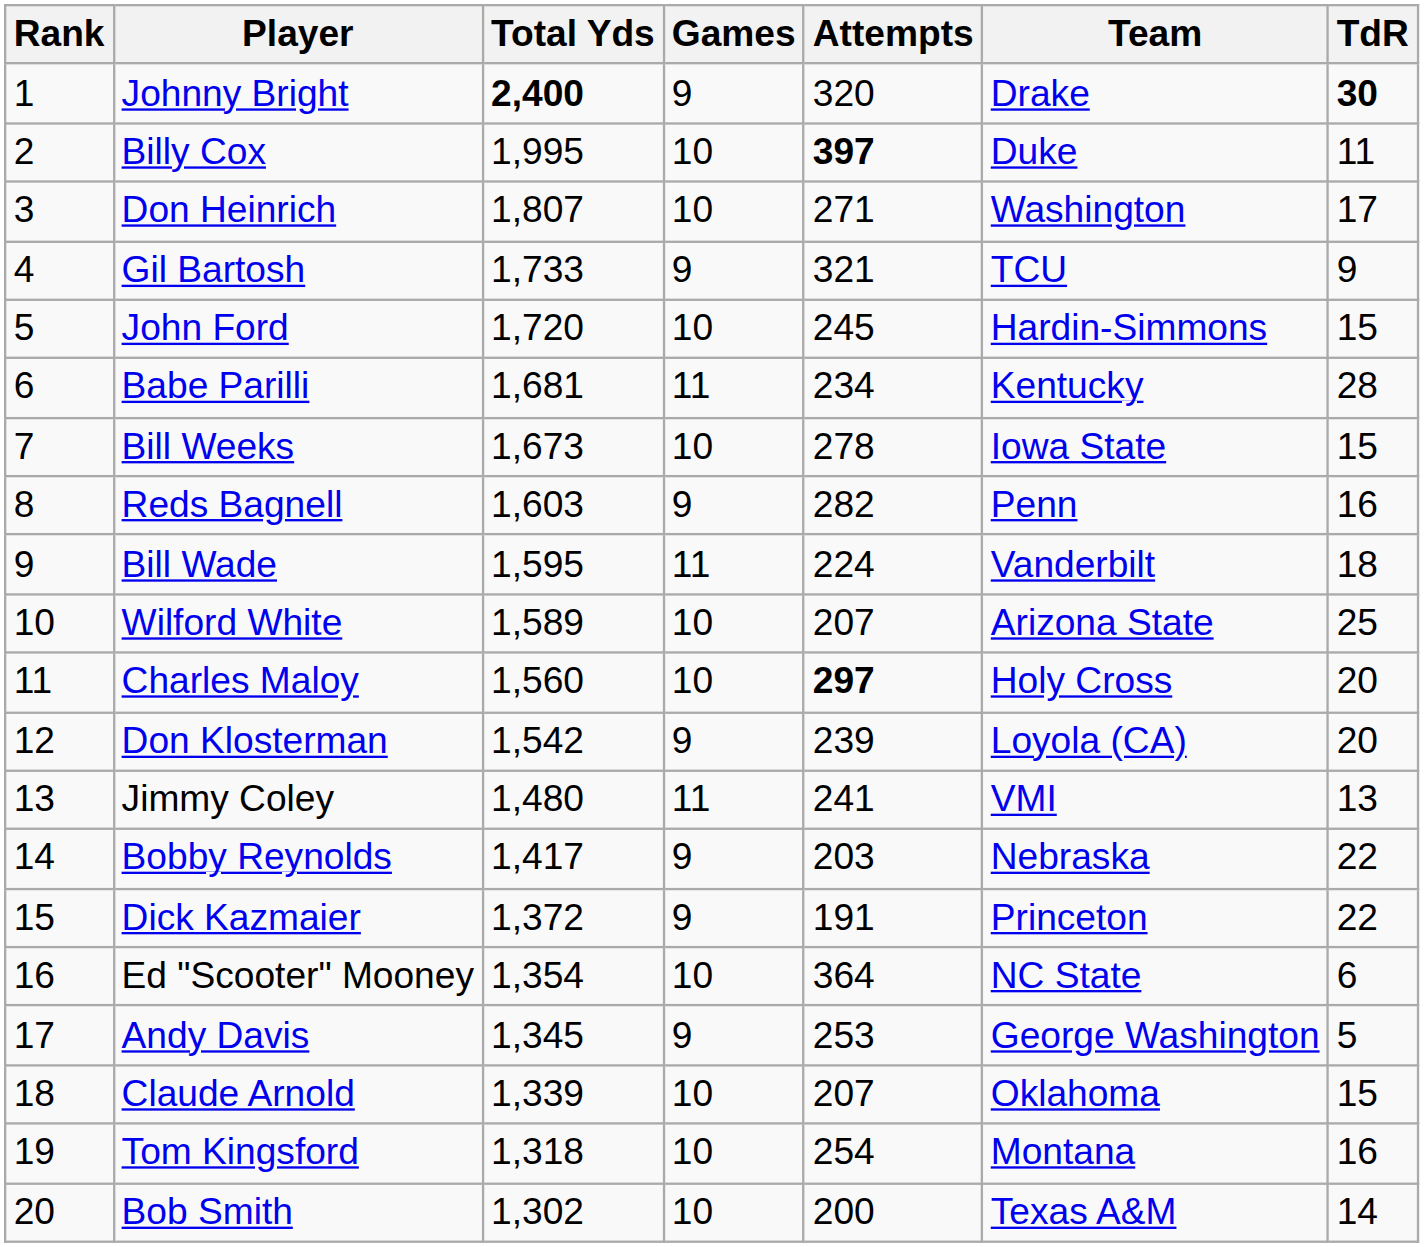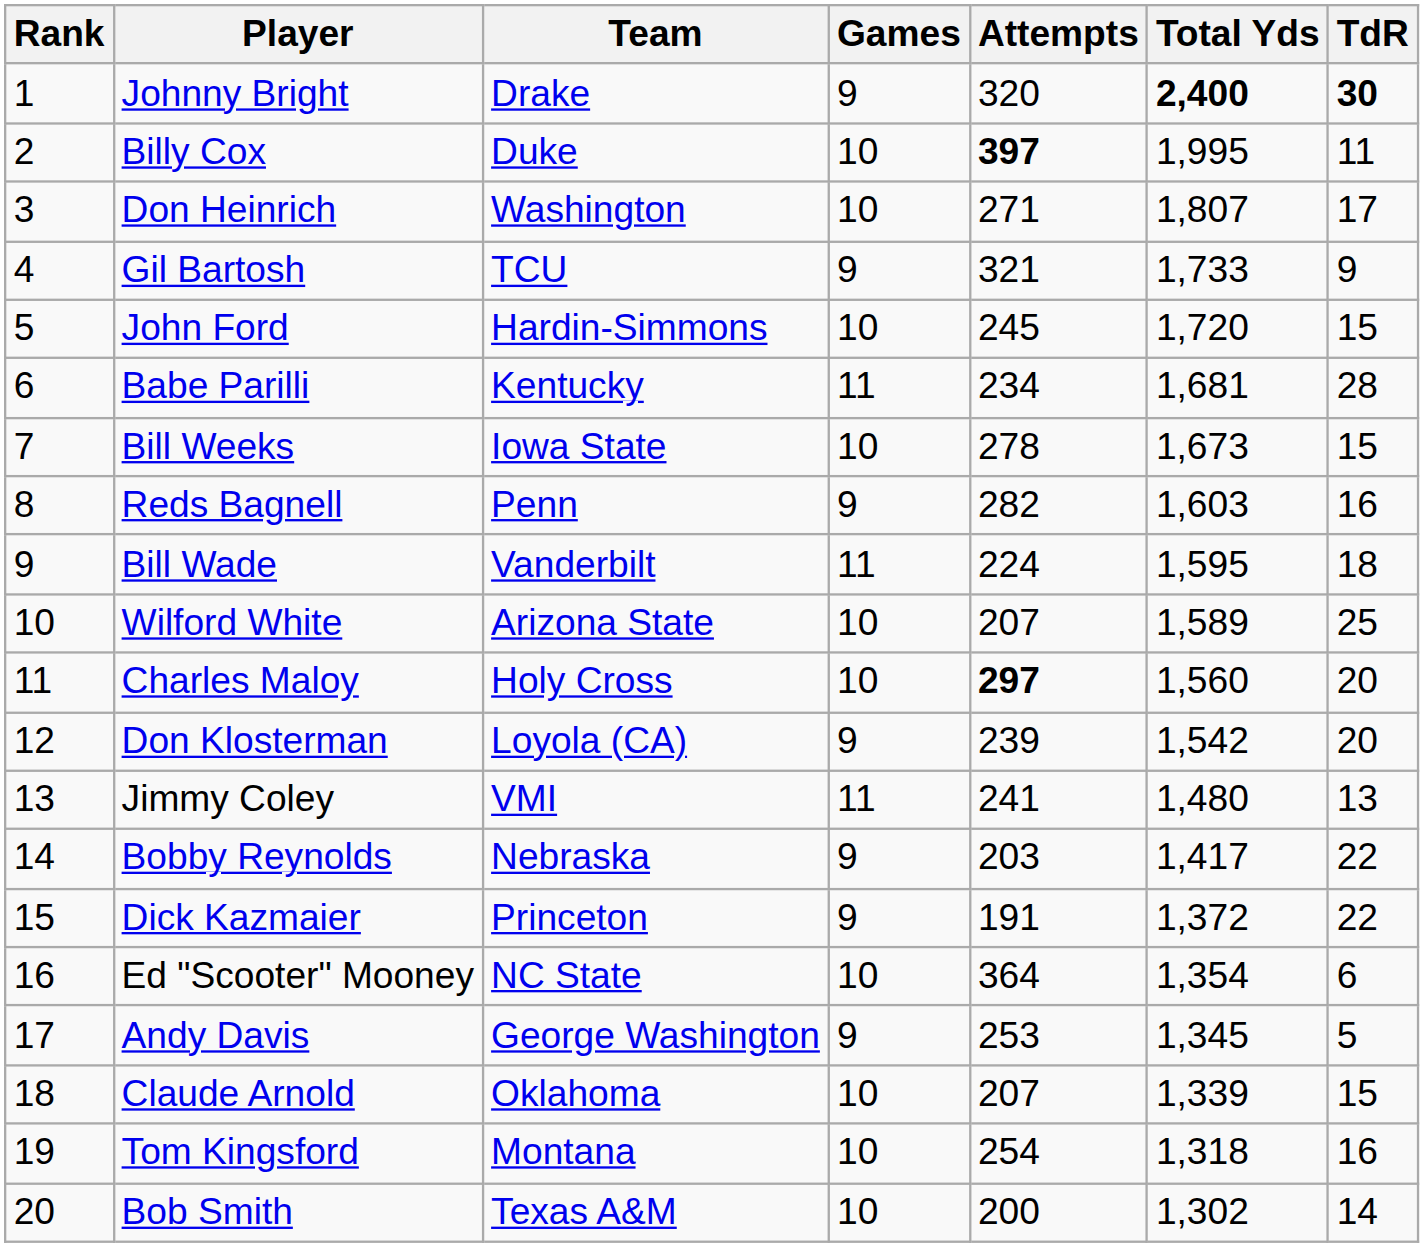columns swapped: (1155, 33) <-> (573, 33)
